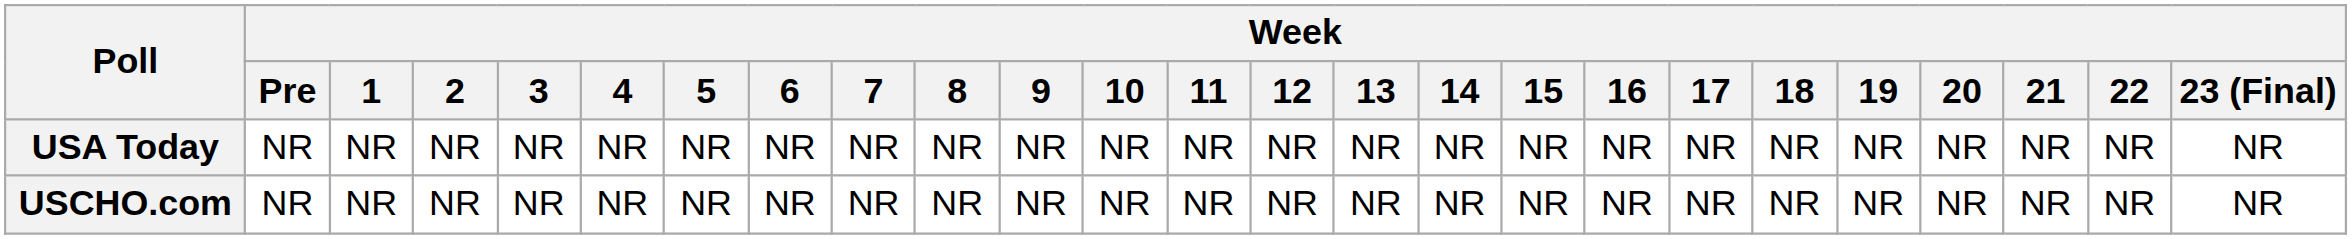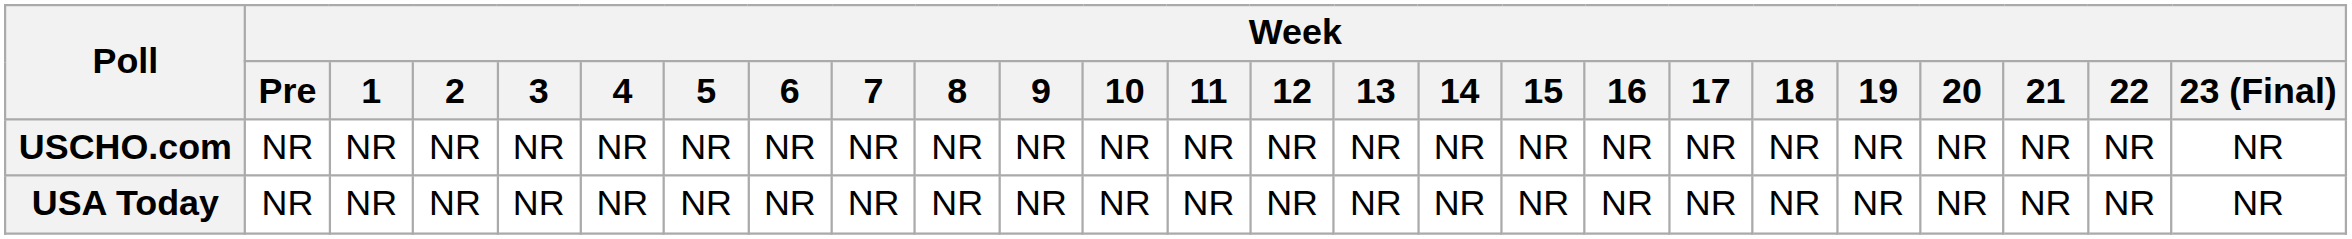rows swapped: (125, 203) <-> (125, 146)
